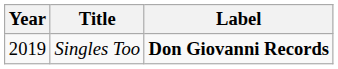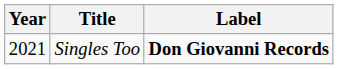(27, 48) 2019 -> (27, 48) 2021
